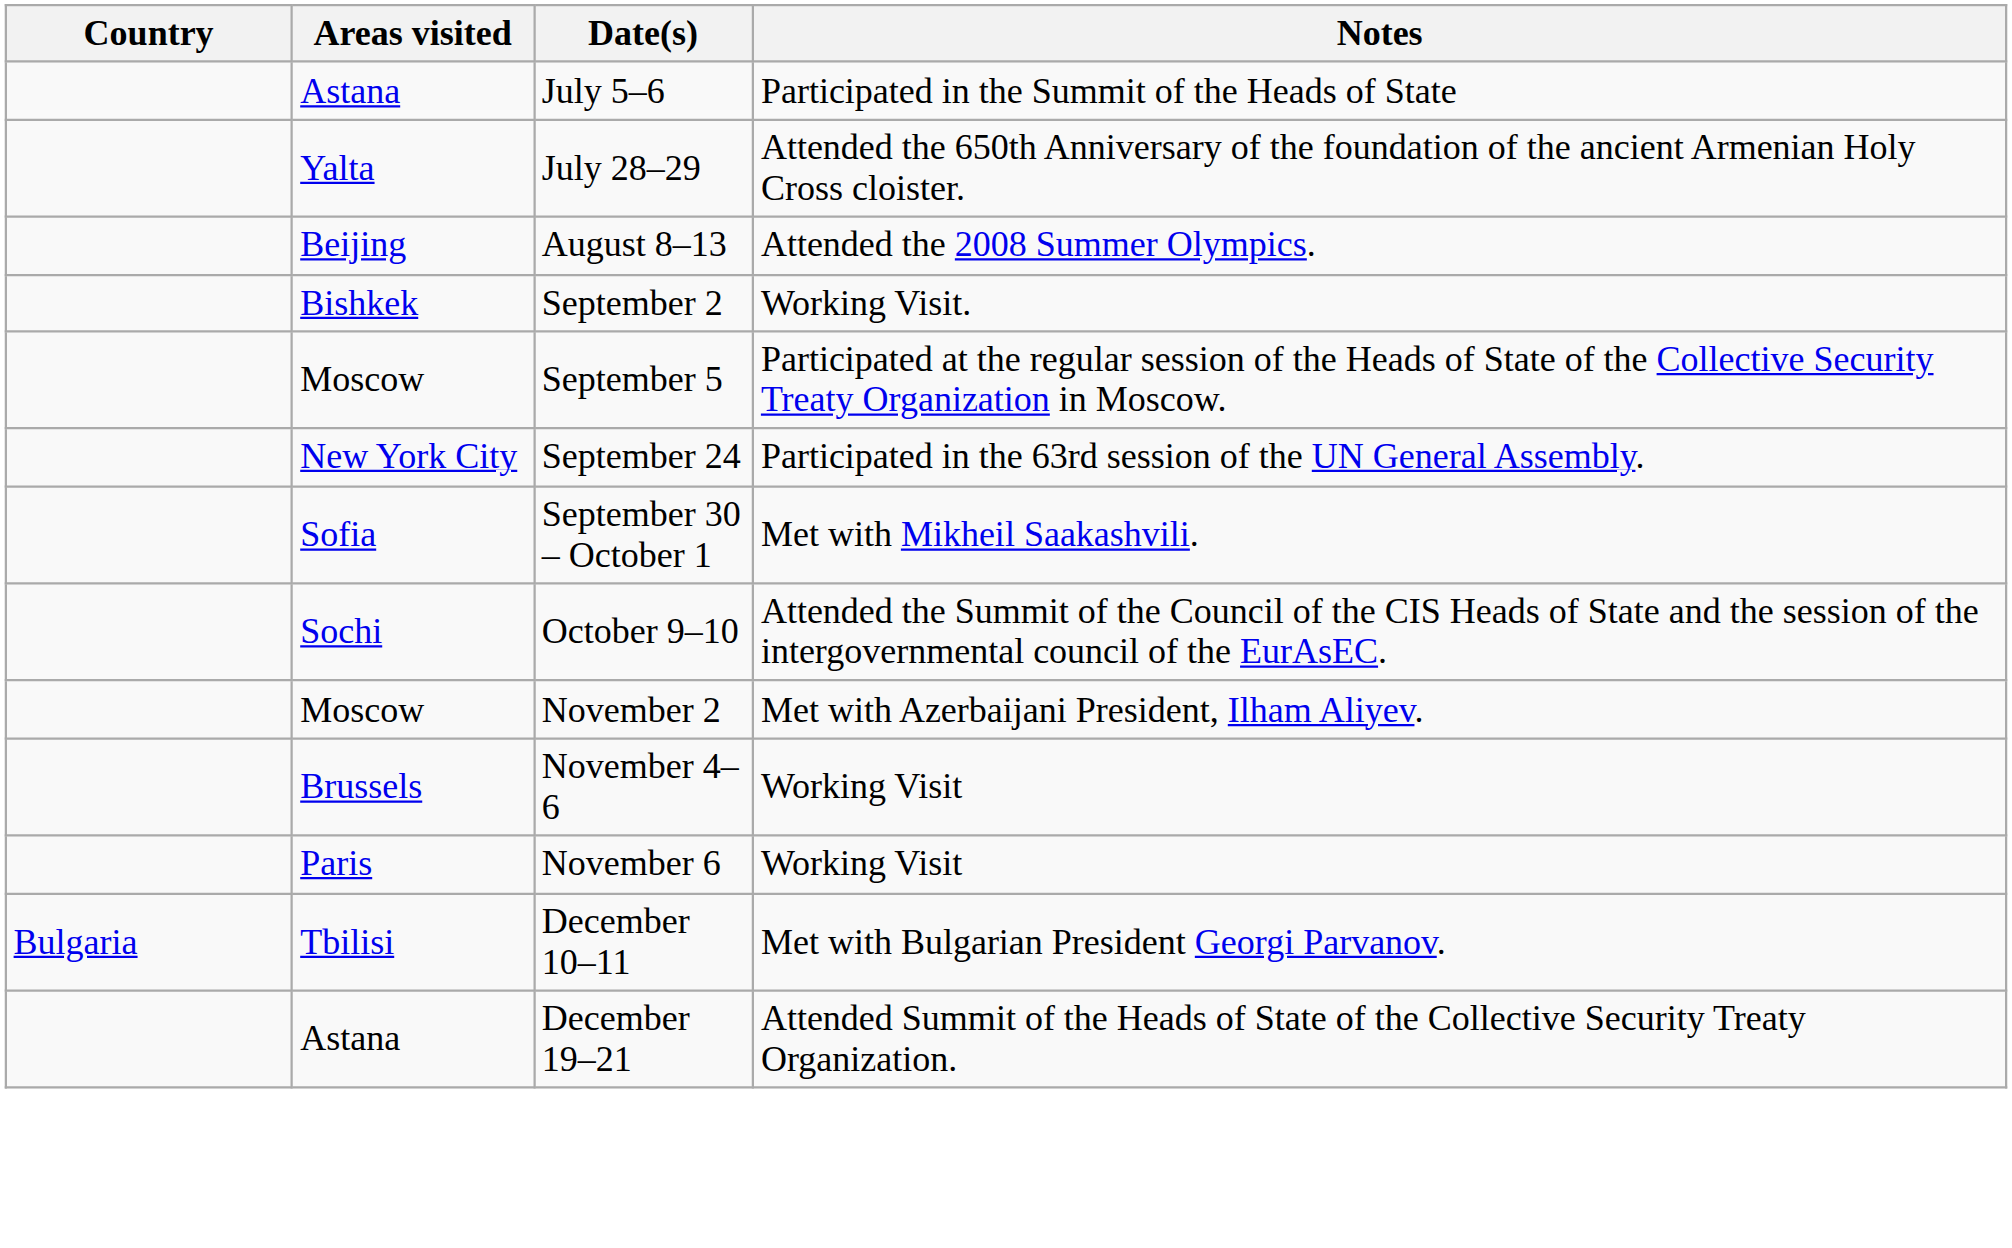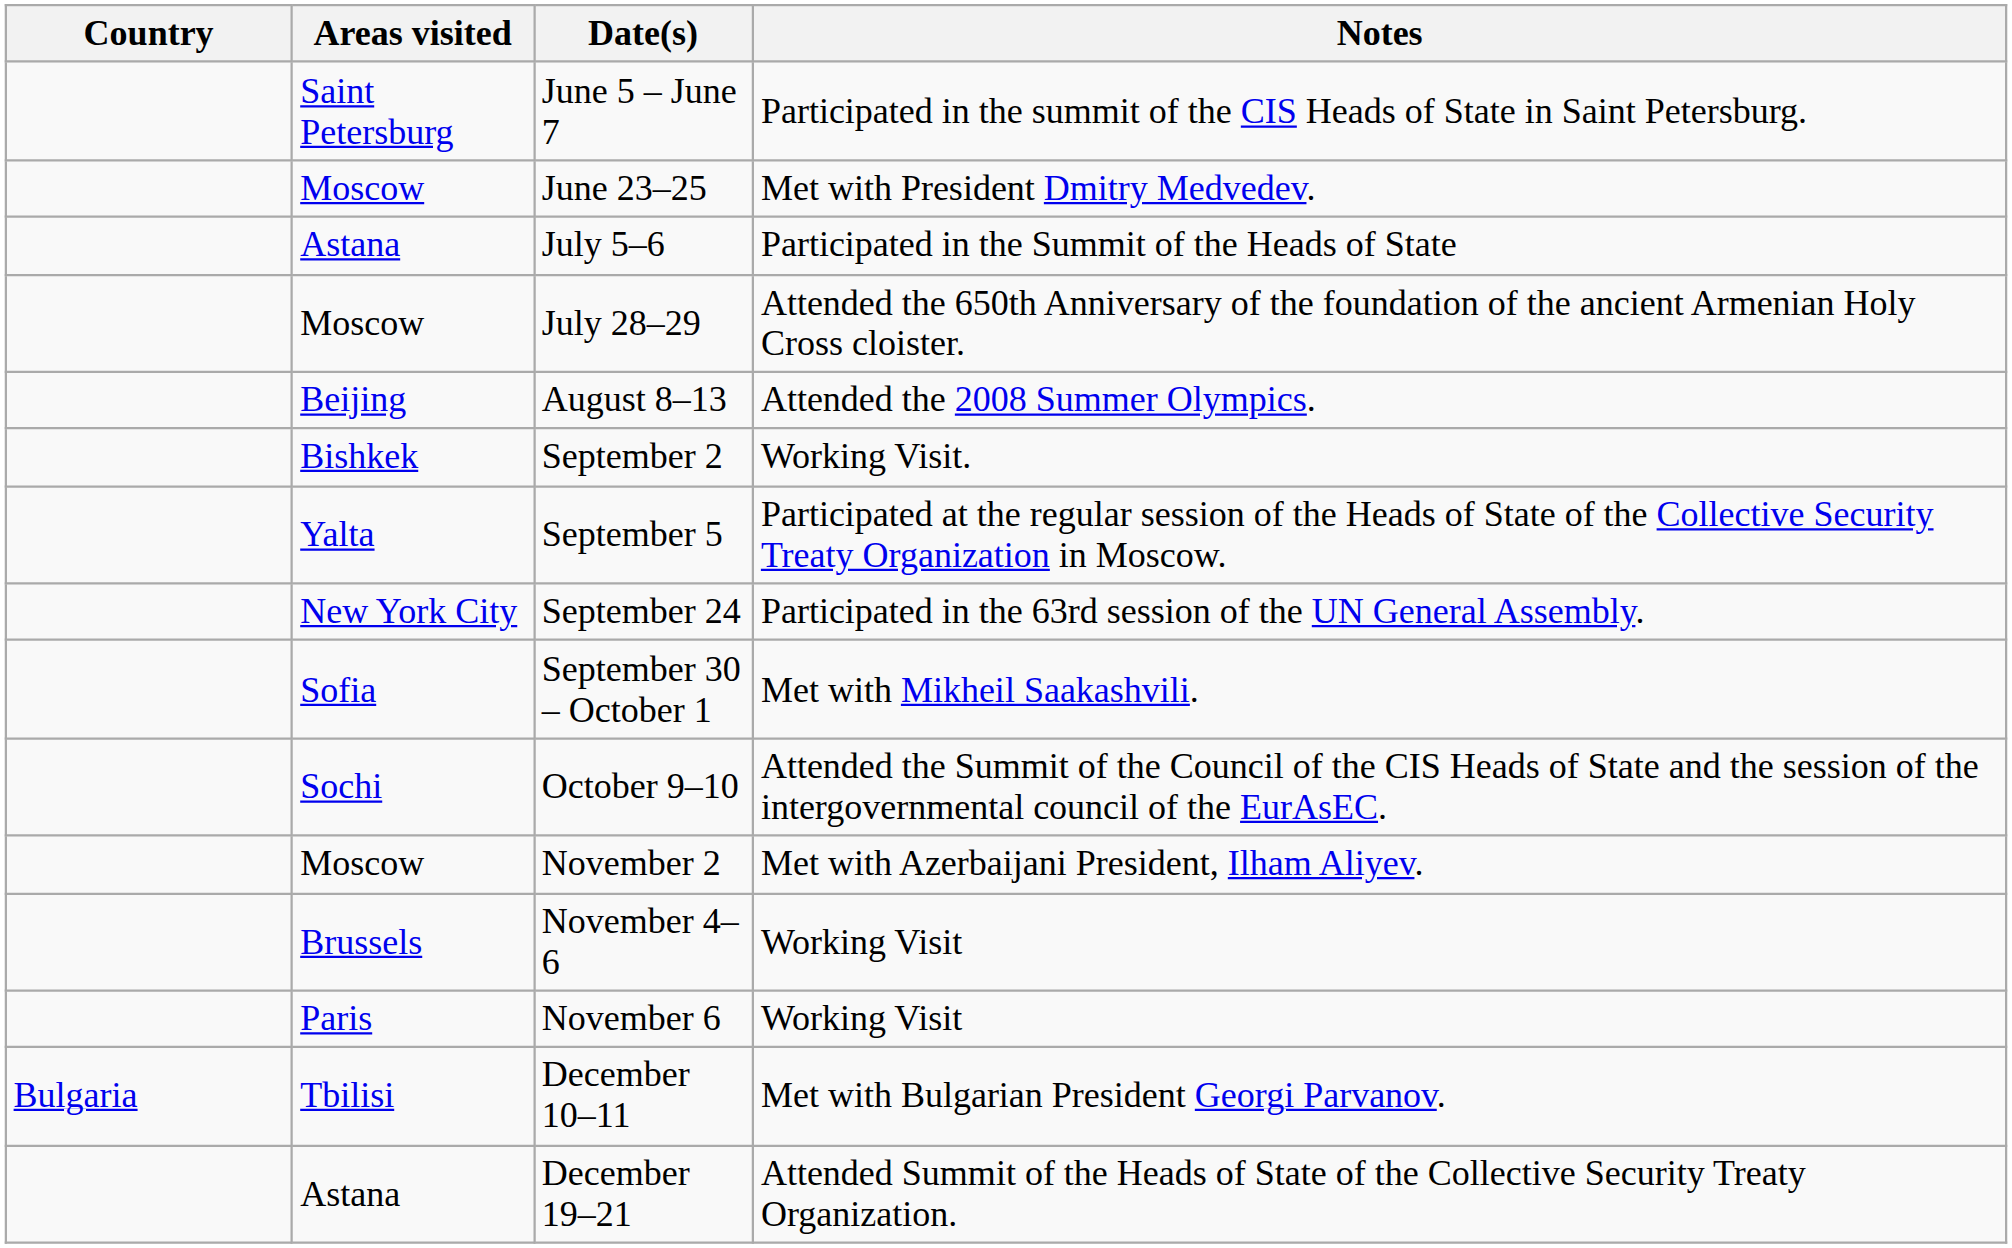+ row: (639, 110)
+ row: (624, 187)
(337, 167) Yalta -> (362, 322) Moscow
(362, 379) Moscow -> (337, 533) Yalta
